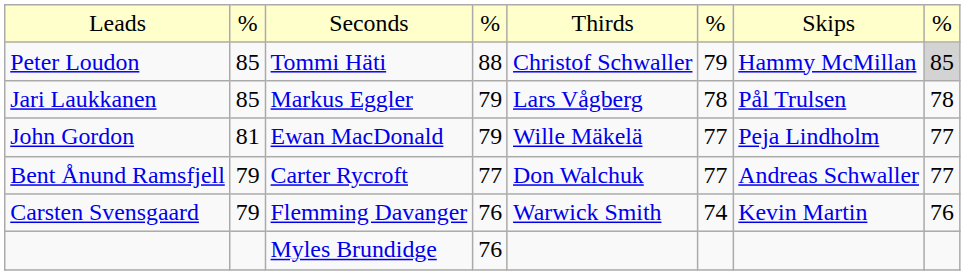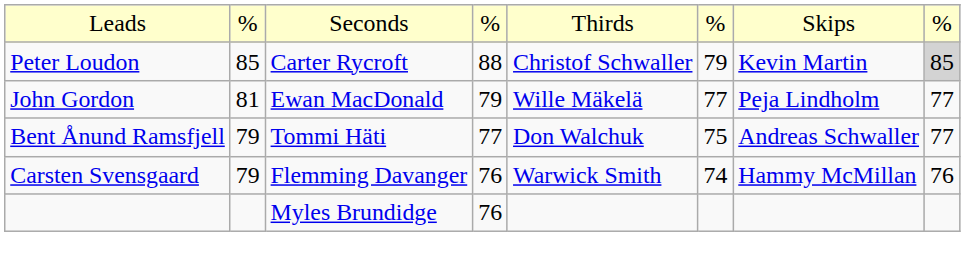(328, 61) Tommi Häti -> (339, 61) Carter Rycroft
(827, 61) Hammy McMillan -> (803, 61) Kevin Martin
- row: (83, 99)
(339, 174) Carter Rycroft -> (328, 136) Tommi Häti
(715, 174) 77 -> (715, 136) 75
(803, 212) Kevin Martin -> (827, 174) Hammy McMillan
